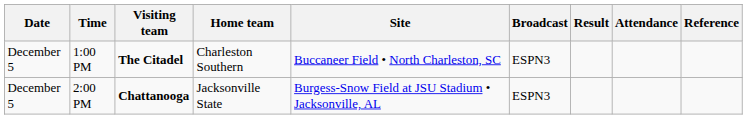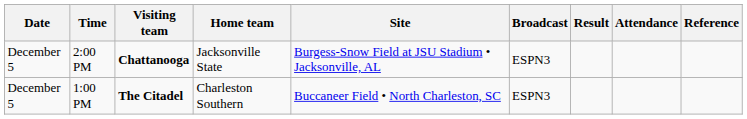rows swapped: (84, 59) <-> (84, 96)
